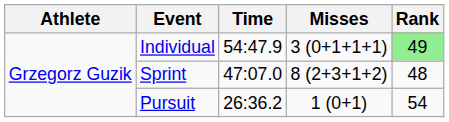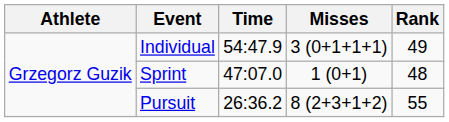(417, 47) lightgreen background -> (417, 47) no background
(339, 75) 8 (2+3+1+2) -> (339, 75) 1 (0+1)
(339, 103) 1 (0+1) -> (339, 103) 8 (2+3+1+2)
(417, 103) 54 -> (417, 103) 55
